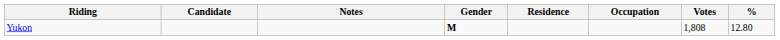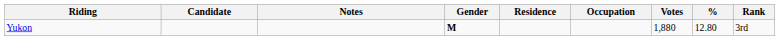+ column: (754, 12)
(694, 27) 1,808 -> (665, 27) 1,880
